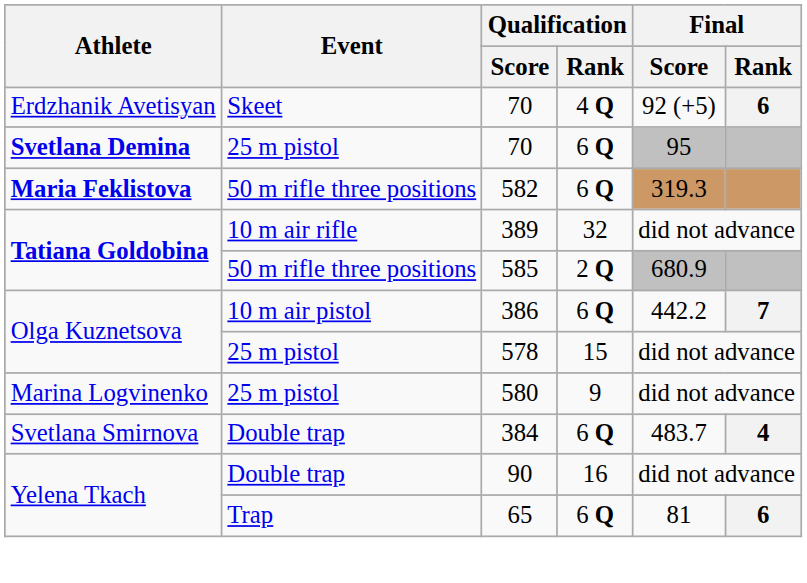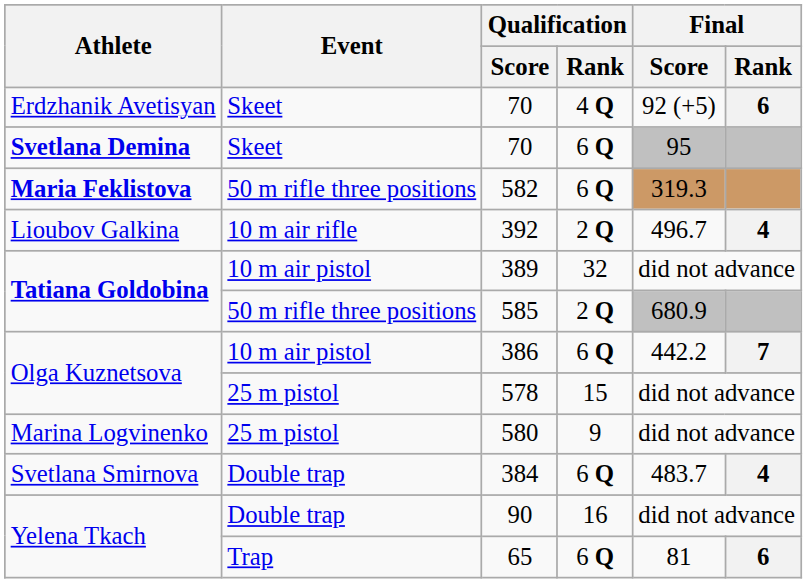(283, 147) 25 m pistol -> (255, 147) Skeet
+ row: (95, 229)
(292, 229) 10 m air rifle -> (299, 270) 10 m air pistol
